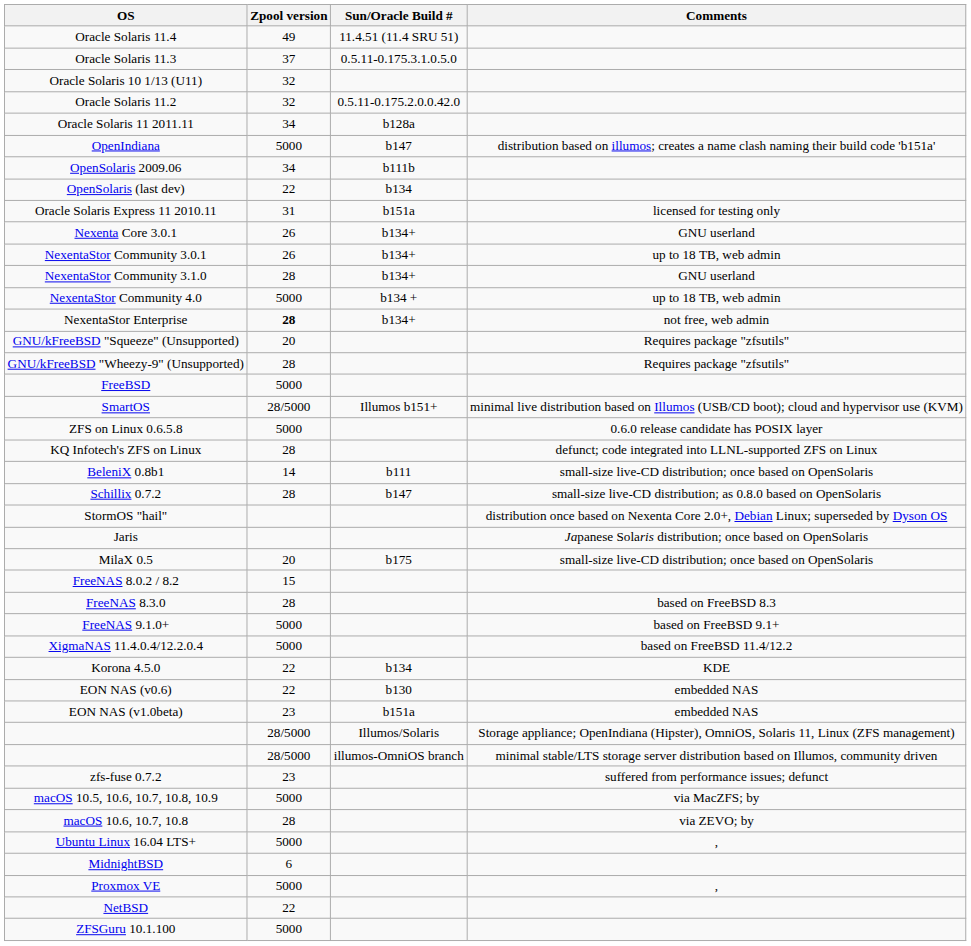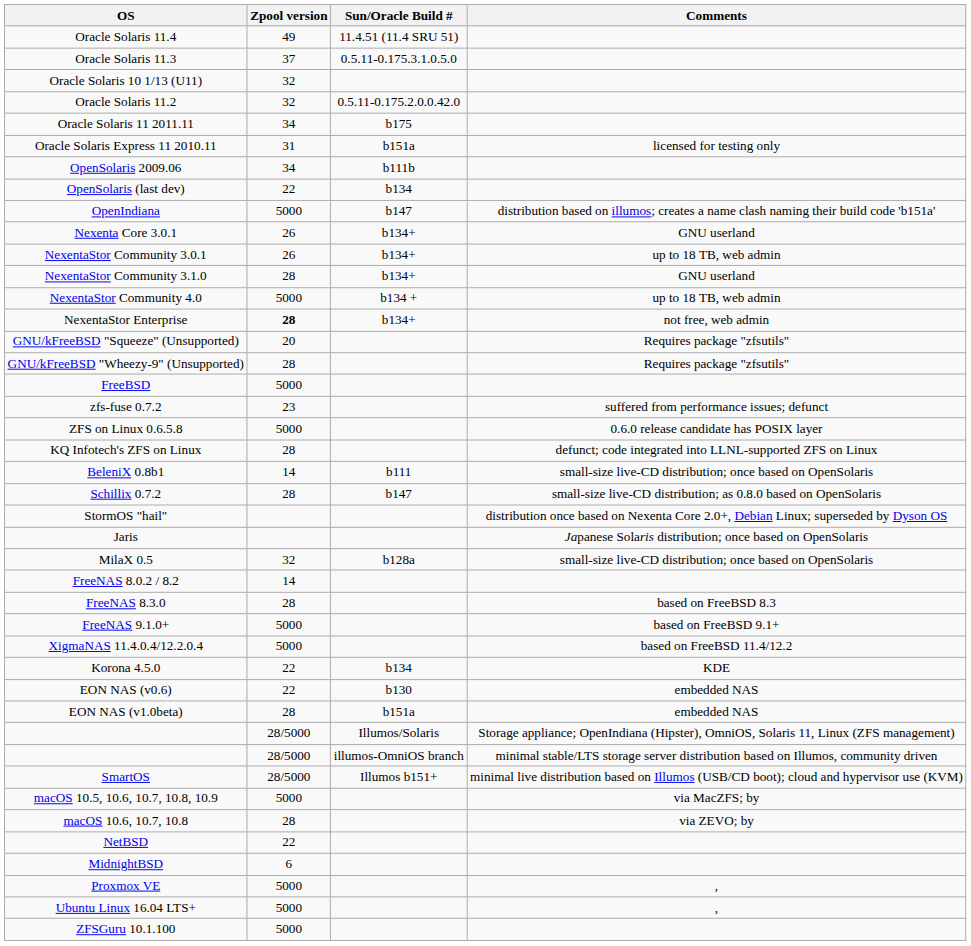(399, 123) b128a -> (399, 123) b175
rows swapped: (126, 210) <-> (126, 145)
rows swapped: (126, 776) <-> (126, 406)
(289, 559) 20 -> (289, 559) 32
(399, 559) b175 -> (399, 559) b128a
(289, 580) 15 -> (289, 580) 14
(289, 711) 23 -> (289, 711) 28
rows swapped: (126, 907) <-> (126, 842)
